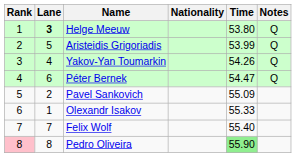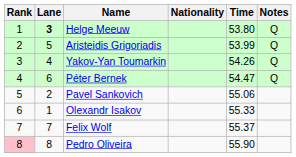(242, 95) 55.09 -> (242, 95) 55.06
(242, 128) 55.40 -> (242, 128) 55.37
(242, 144) lightgreen background -> (242, 144) no background
